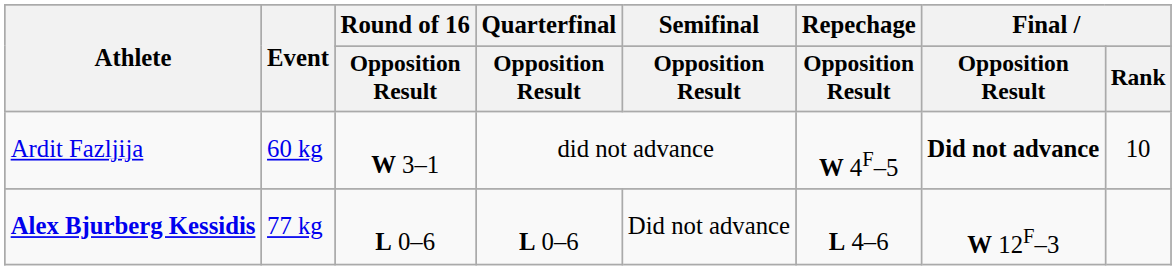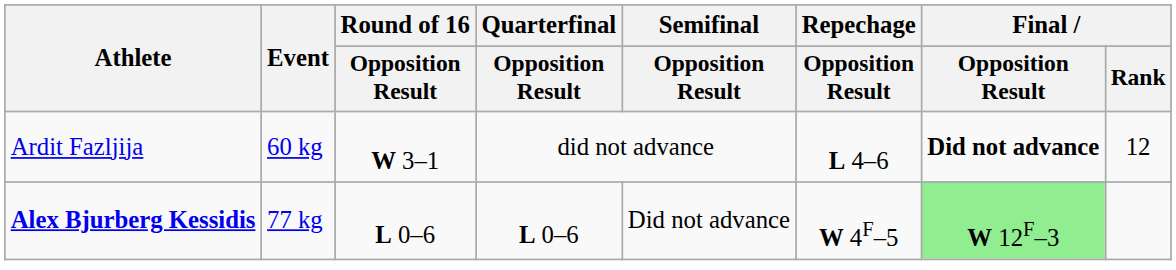(859, 164) W 4F–5 -> (859, 161) L 4–6
(1138, 150) 10 -> (1138, 146) 12
(859, 241) L 4–6 -> (859, 234) W 4F–5
(1013, 241) no background -> (1013, 234) lightgreen background
